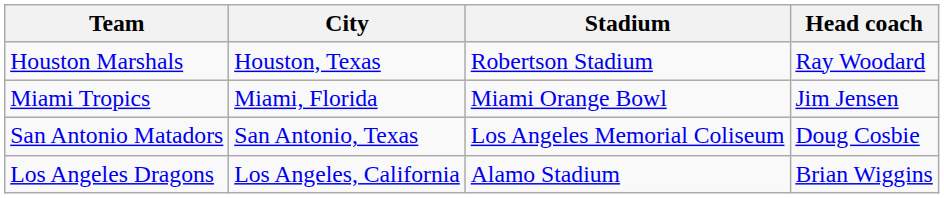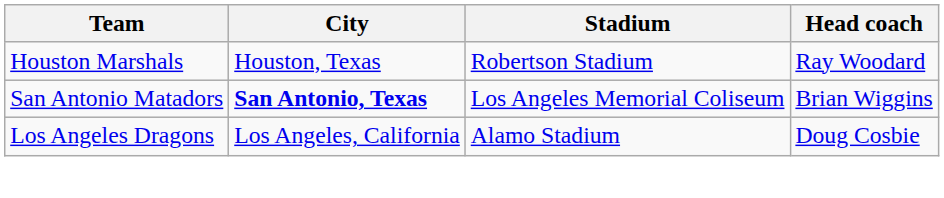- row: (80, 98)
(326, 135) normal -> (331, 98) bold
(858, 135) Doug Cosbie -> (864, 98) Brian Wiggins
(864, 173) Brian Wiggins -> (858, 135) Doug Cosbie
